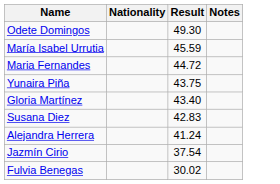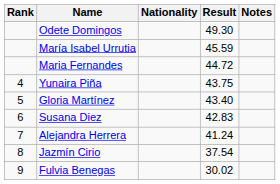+ column: (20, 13)
